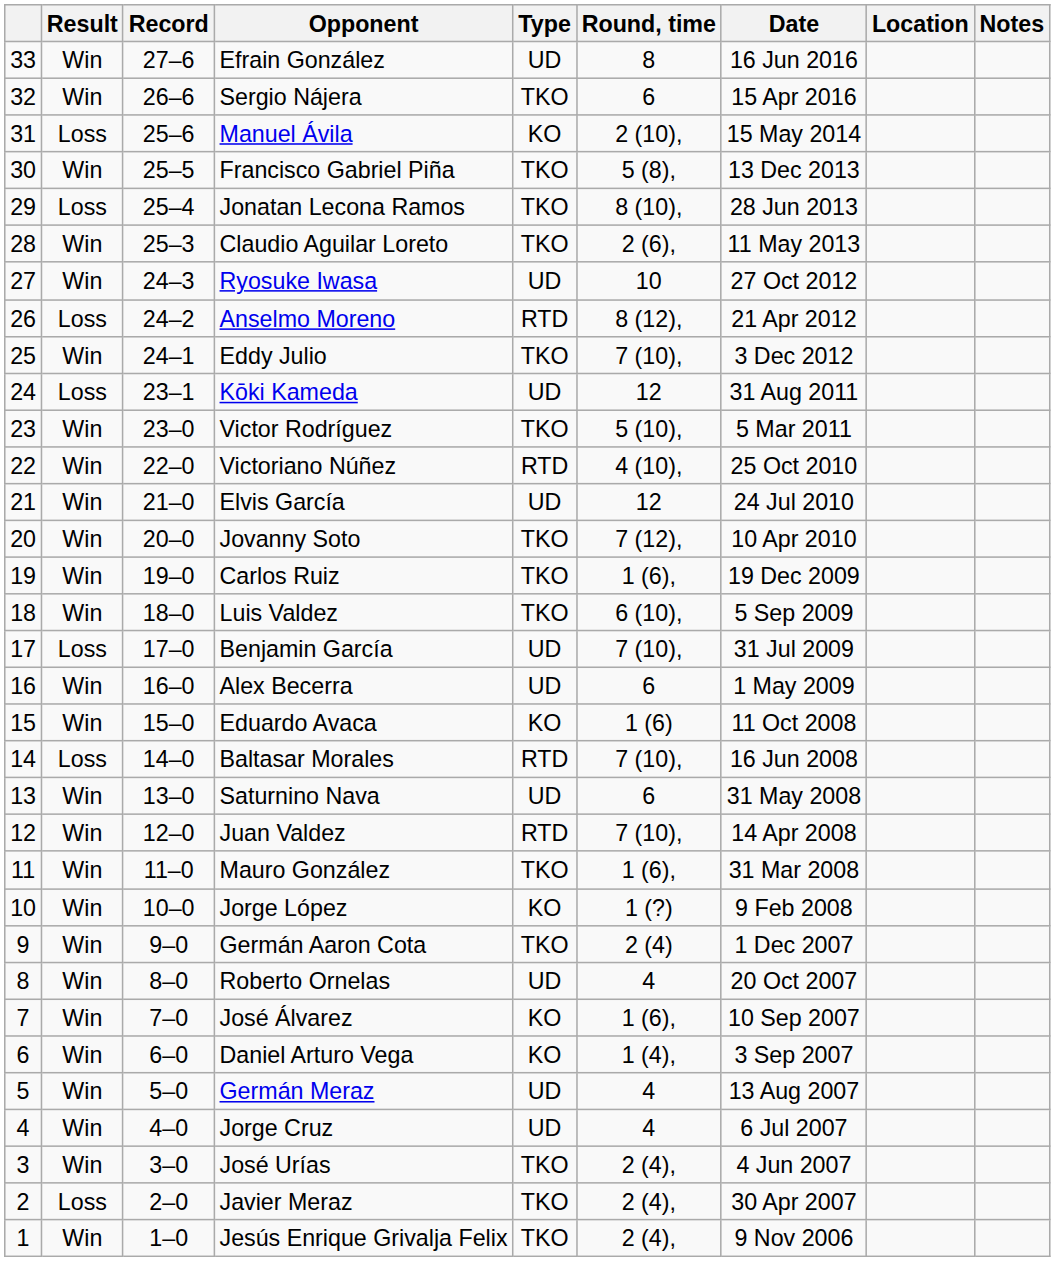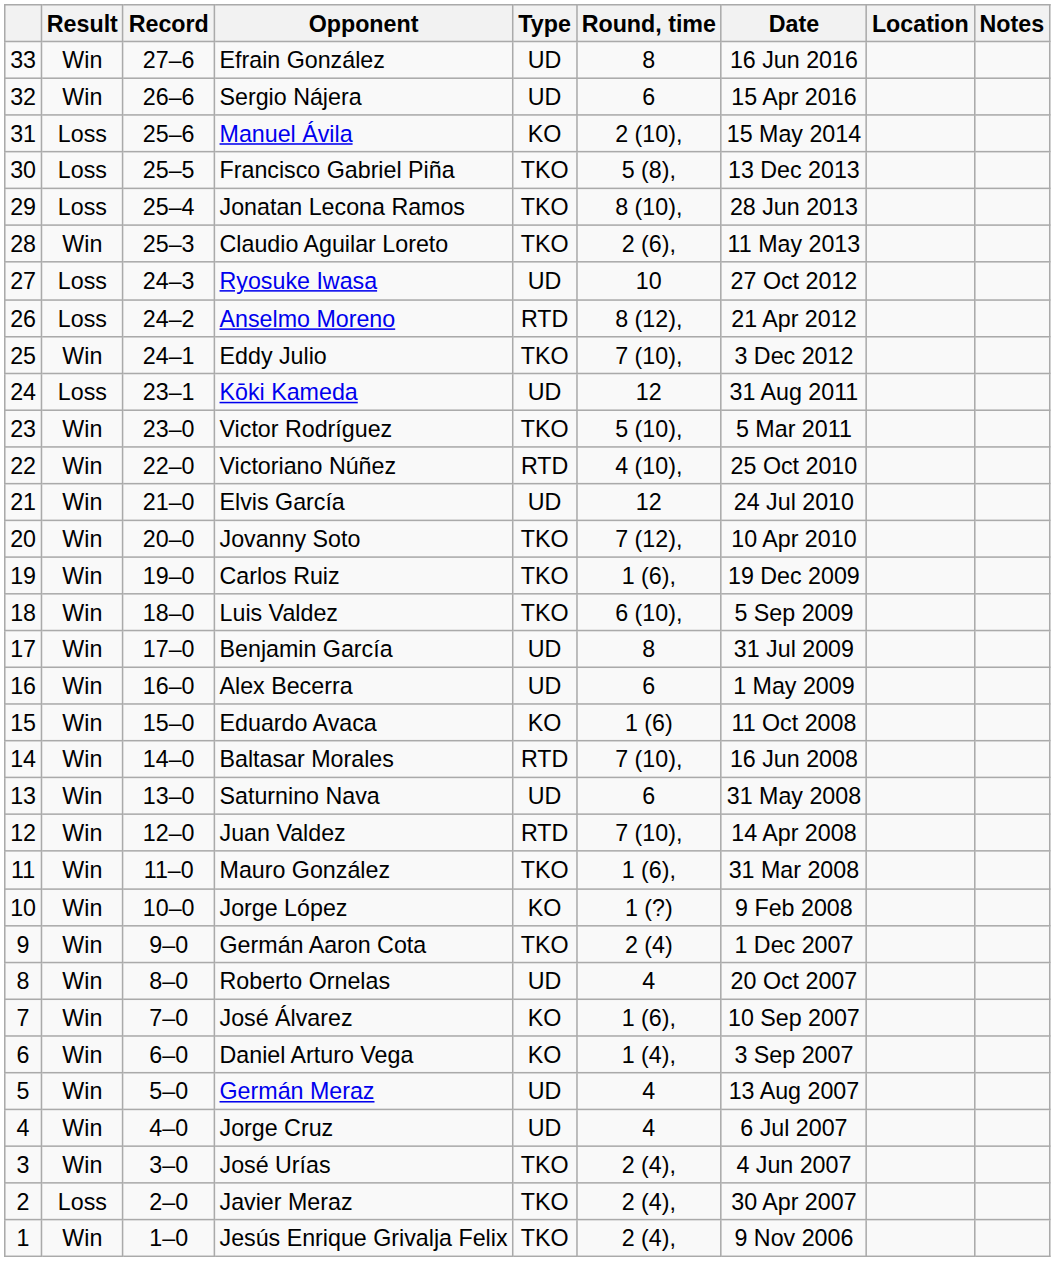(545, 97) TKO -> (545, 97) UD
(82, 171) Win -> (82, 171) Loss
(82, 281) Win -> (82, 281) Loss
(82, 649) Loss -> (82, 649) Win
(649, 649) 7 (10), -> (649, 649) 8
(82, 760) Loss -> (82, 760) Win
